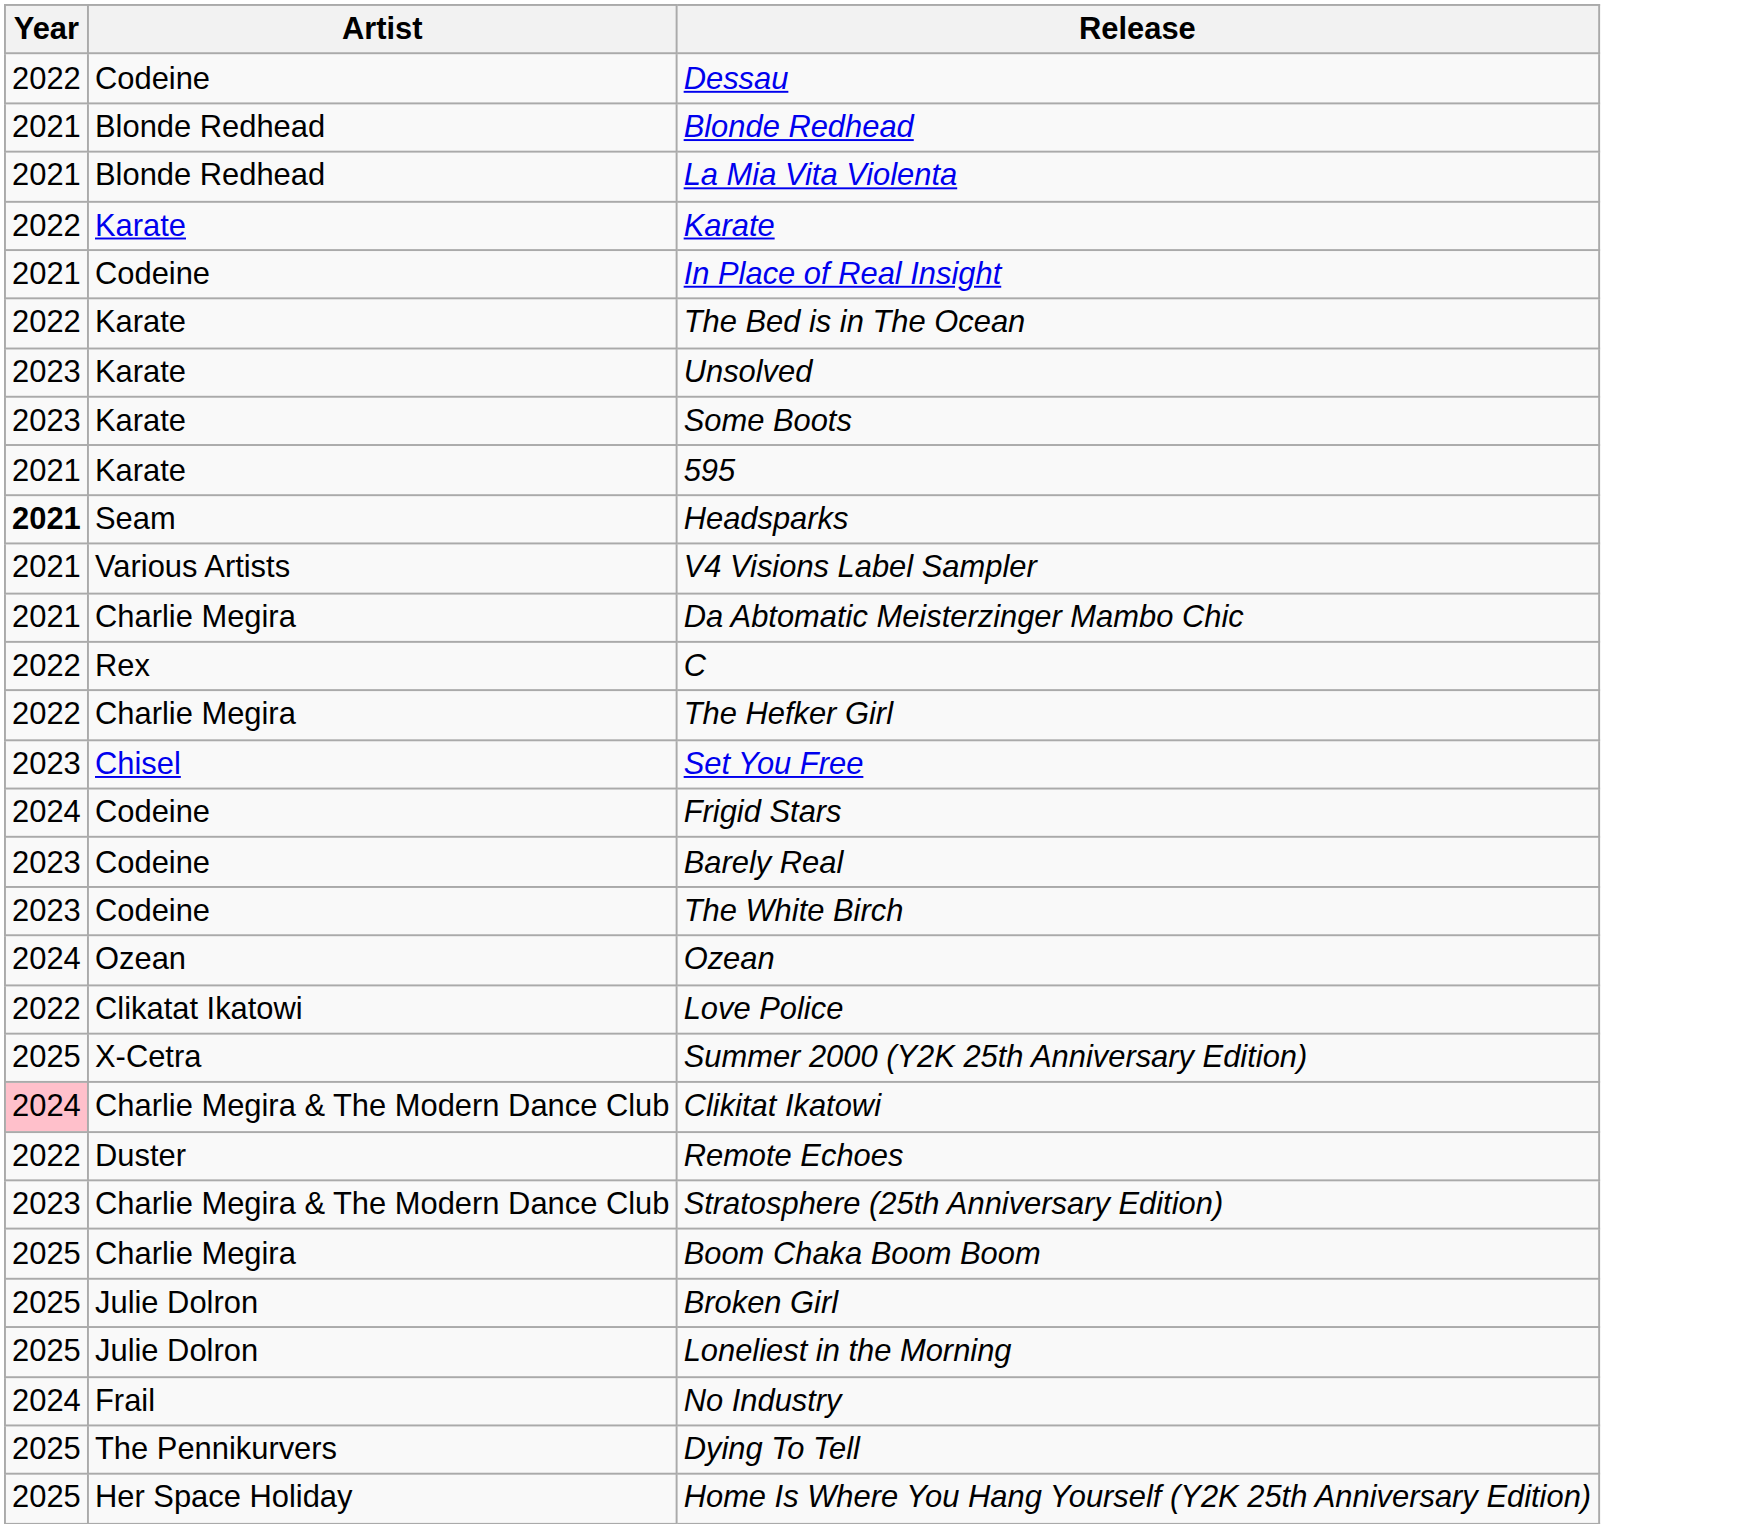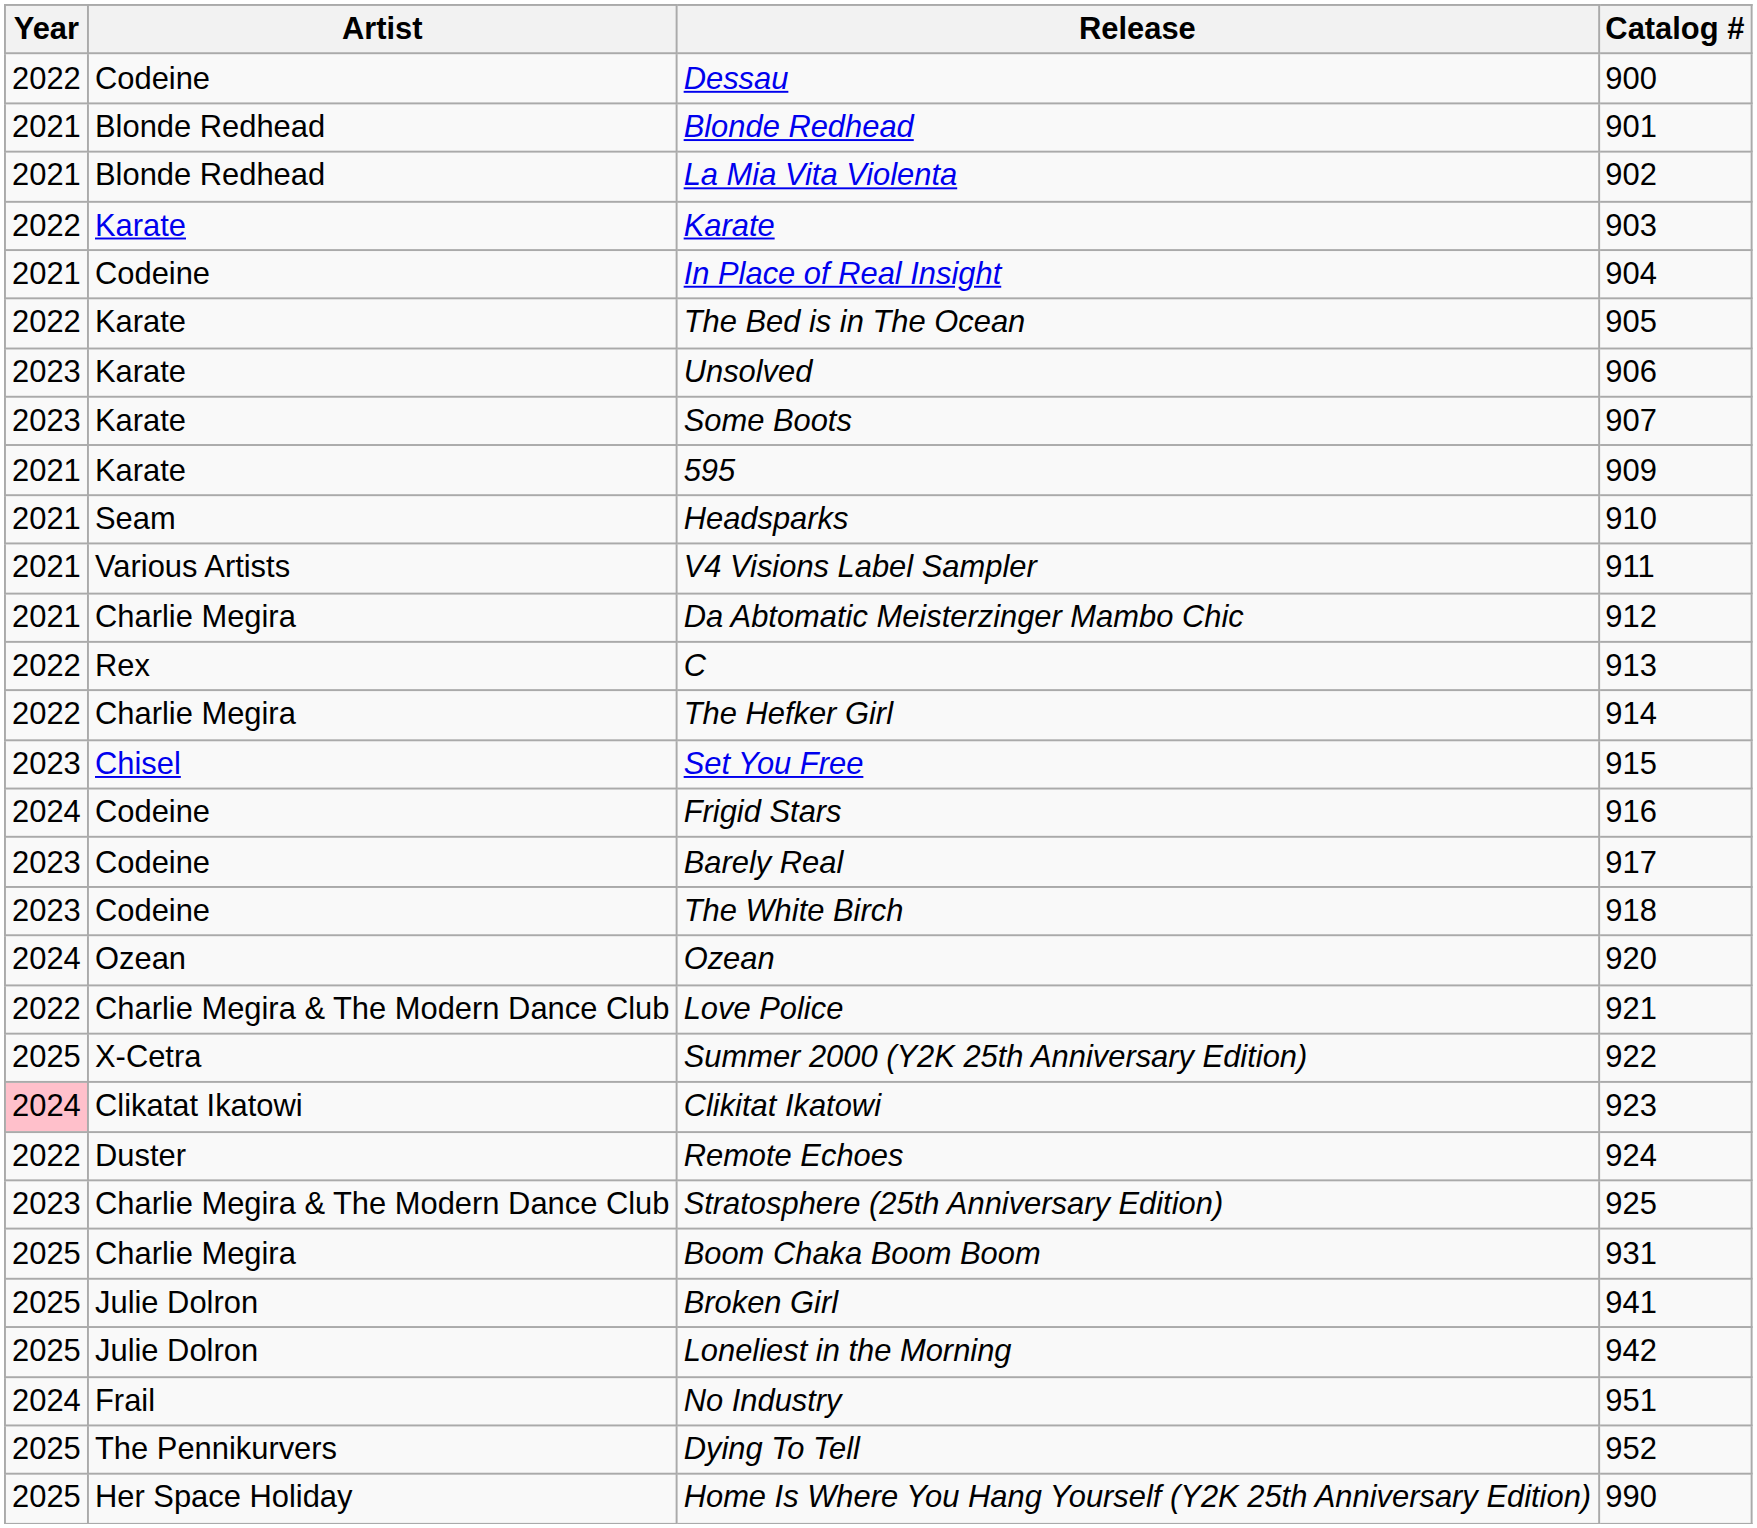+ column: (1675, 28)
(46, 518) bold -> (46, 518) normal
(199, 1008) Clikatat Ikatowi -> (382, 1008) Charlie Megira & The Modern Dance Club
(382, 1106) Charlie Megira & The Modern Dance Club -> (199, 1106) Clikatat Ikatowi
